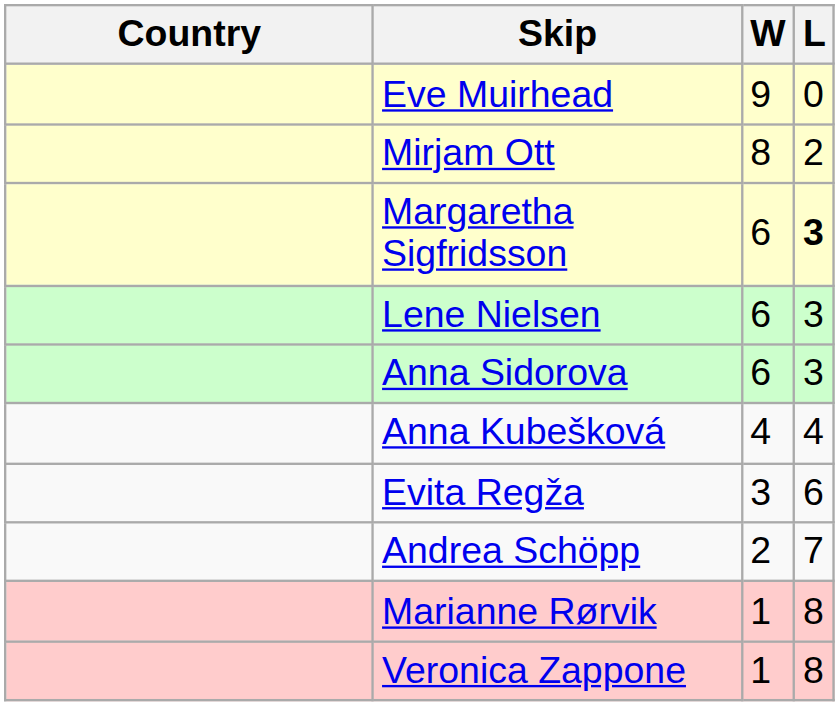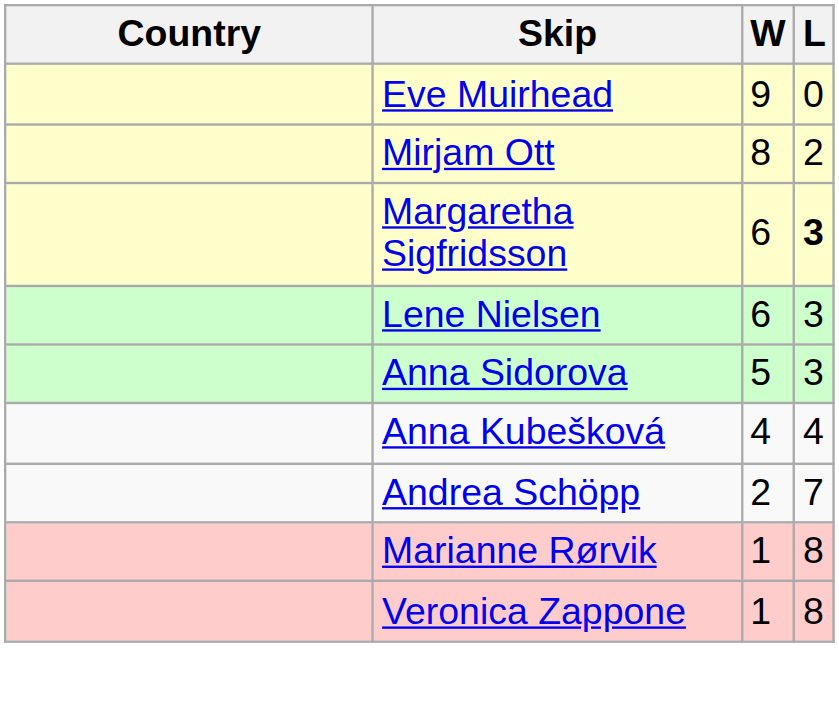(761, 373) 6 -> (761, 373) 5
- row: (483, 491)
